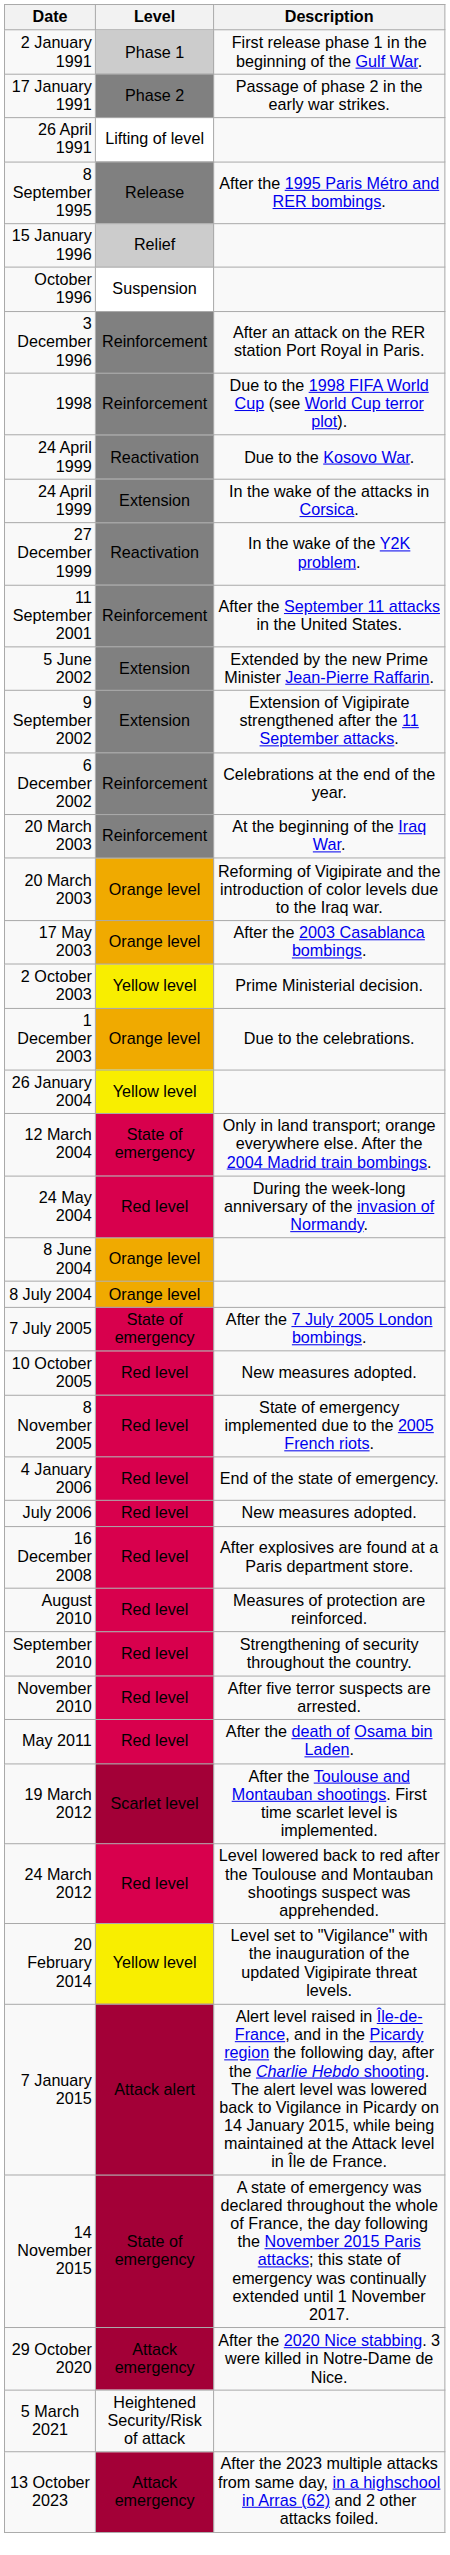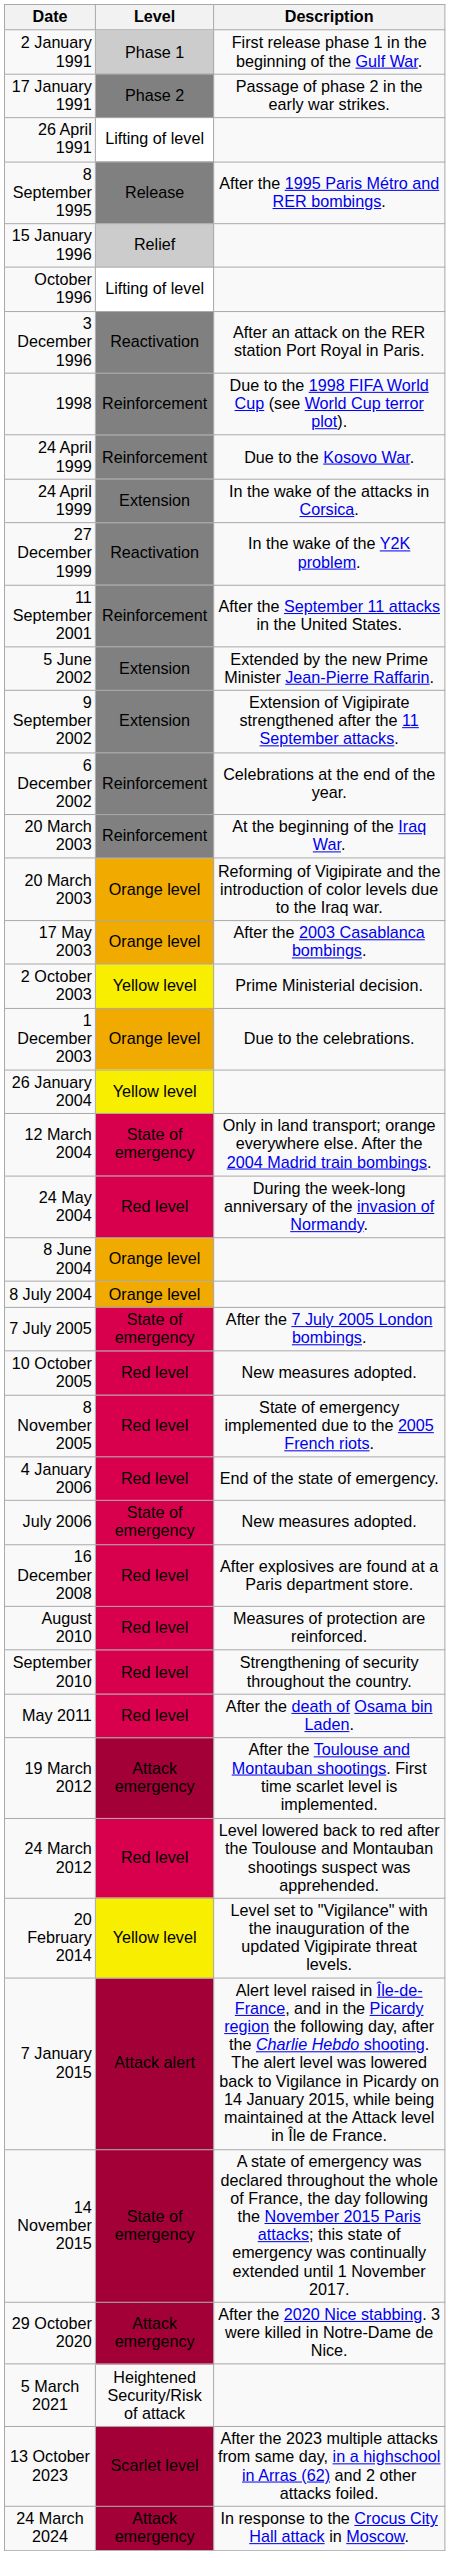(155, 289) Suspension -> (155, 289) Lifting of level
(155, 342) Reinforcement -> (155, 342) Reactivation
(155, 457) Reactivation -> (155, 457) Reinforcement
(155, 1513) Red level -> (155, 1522) State of emergency
- row: (55, 1697)
(155, 1803) Scarlet level -> (155, 1777) Attack emergency
(155, 2491) Attack emergency -> (155, 2466) Scarlet level
+ row: (50, 2528)
